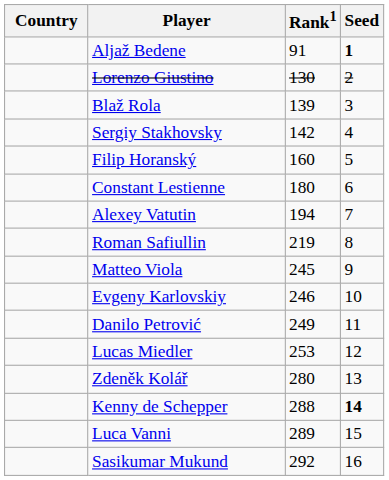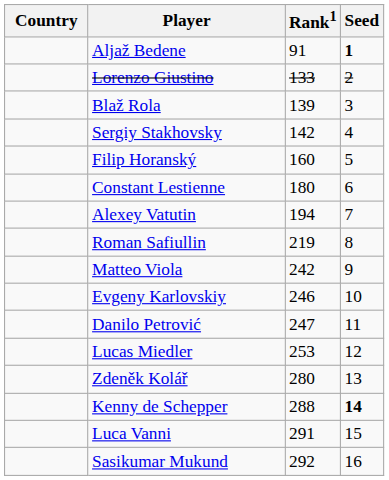(302, 77) 130 -> (302, 77) 133
(302, 269) 245 -> (302, 269) 242
(302, 324) 249 -> (302, 324) 247
(302, 433) 289 -> (302, 433) 291
